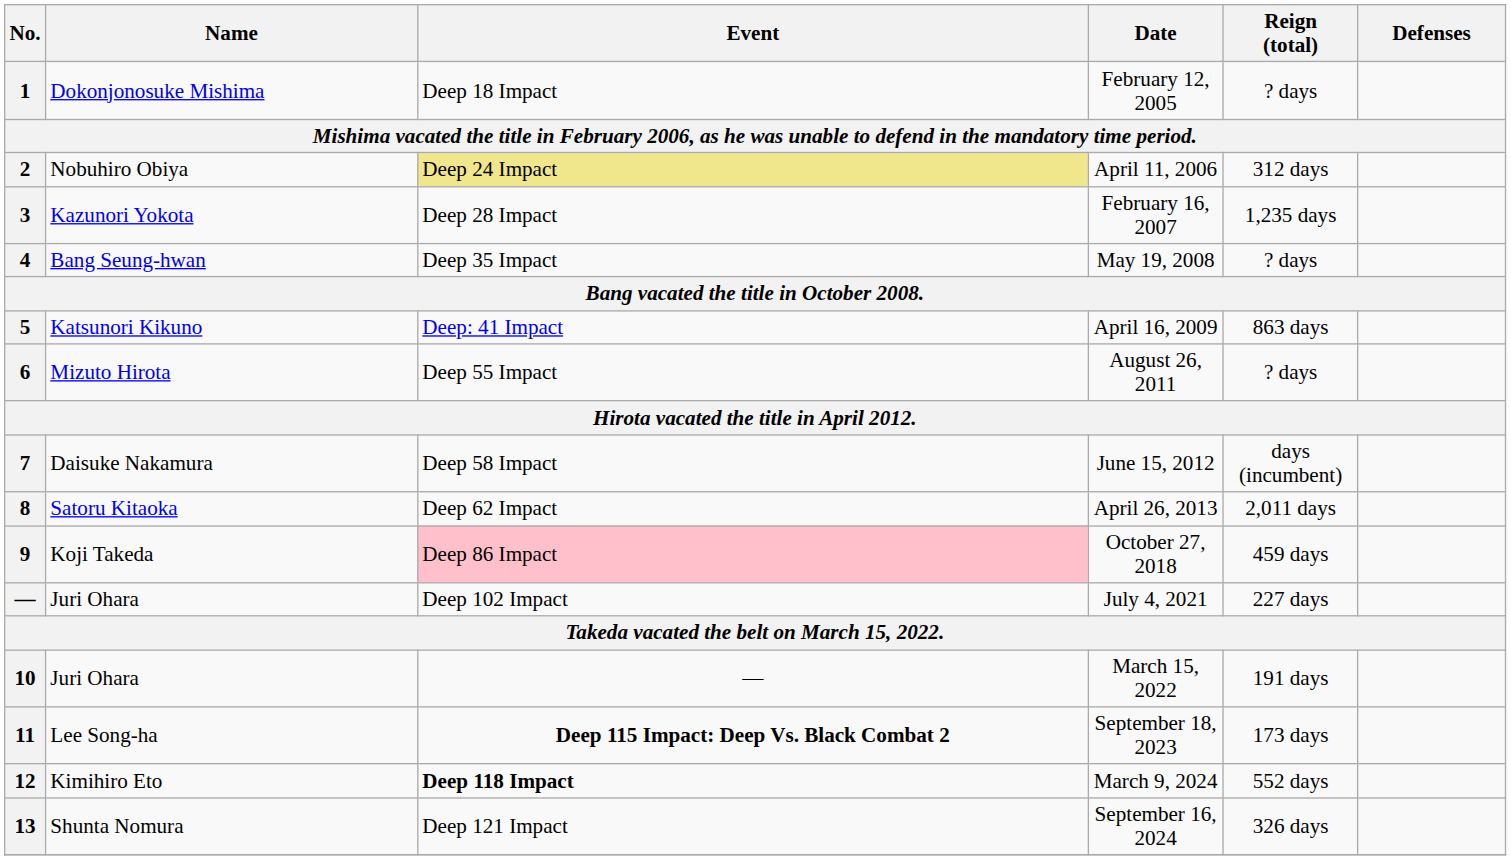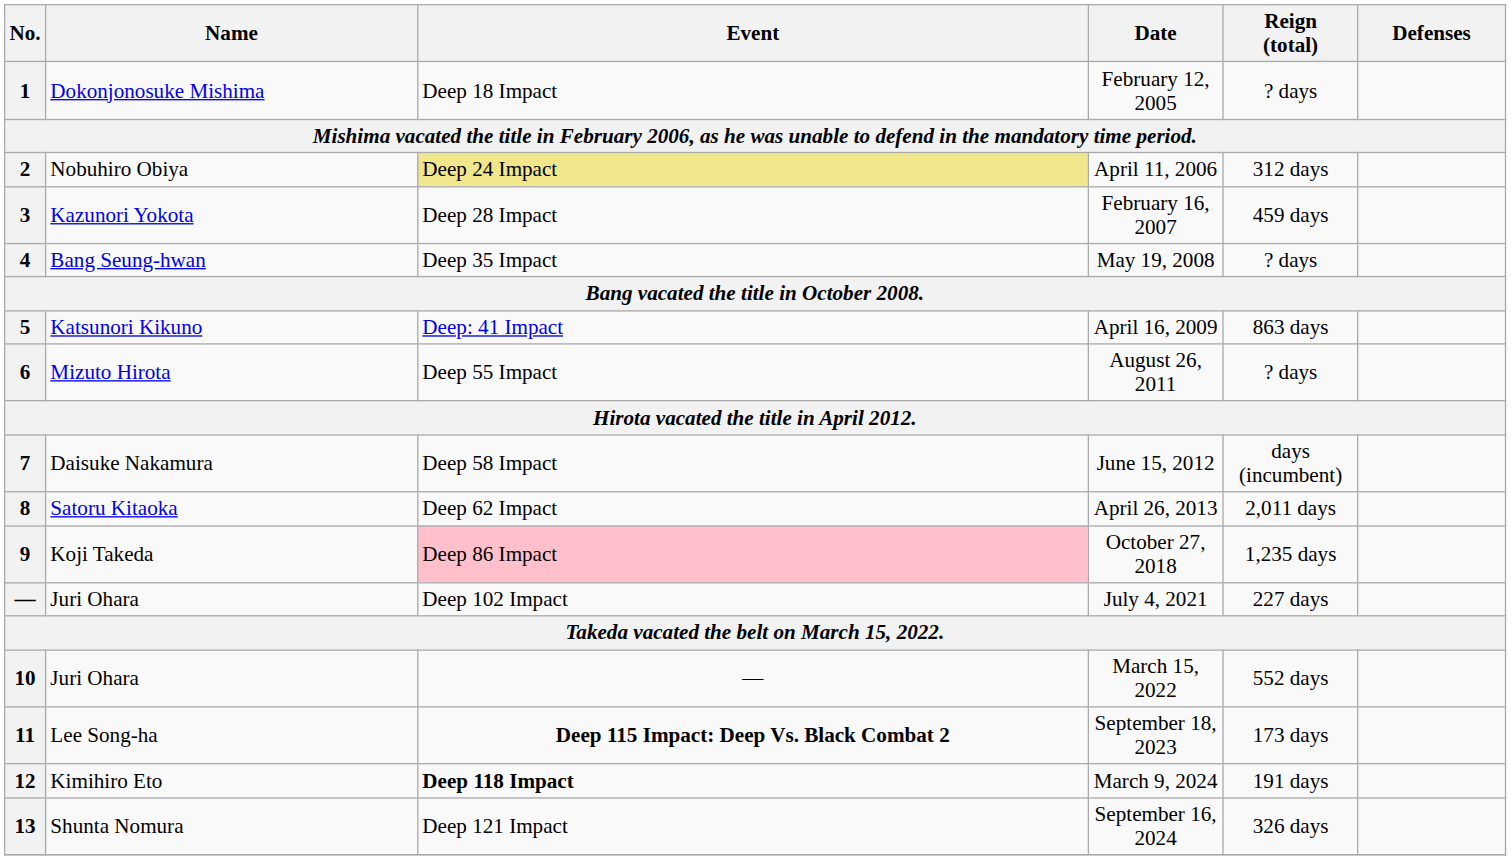(1291, 214) 1,235 days -> (1291, 214) 459 days
(1291, 553) 459 days -> (1291, 553) 1,235 days
(1291, 678) 191 days -> (1291, 678) 552 days
(1291, 780) 552 days -> (1291, 780) 191 days
